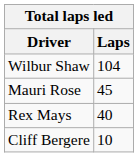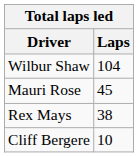(105, 115) 40 -> (105, 115) 38
